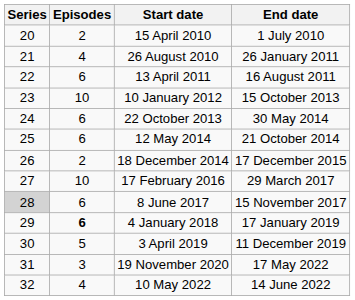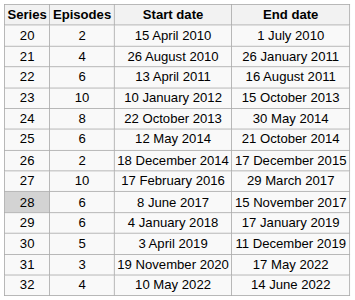(82, 118) 6 -> (82, 118) 8
(82, 222) bold -> (82, 222) normal
